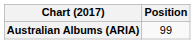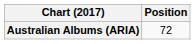(166, 30) 99 -> (166, 30) 72
